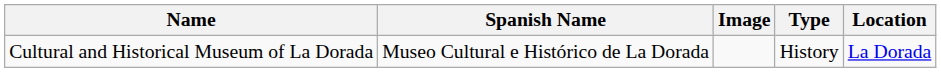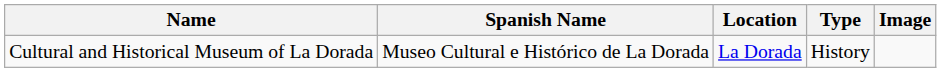columns swapped: (890, 20) <-> (744, 20)
